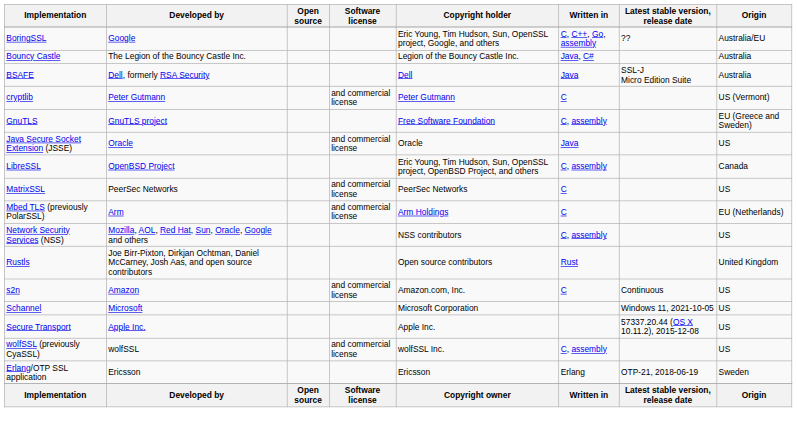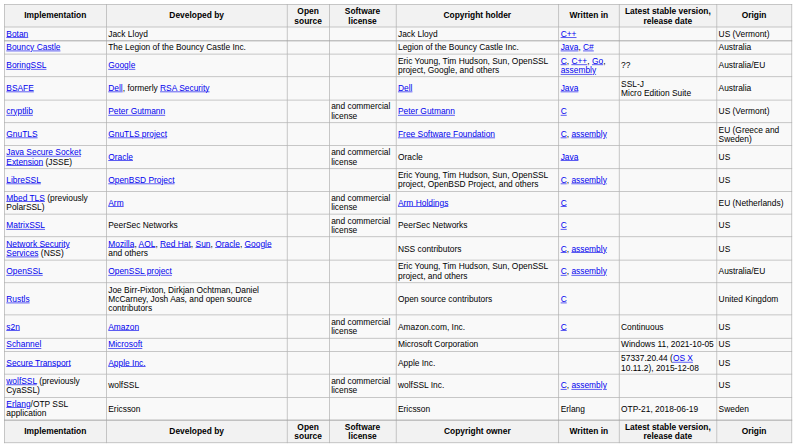+ row: (17, 34)
rows swapped: (26, 39) <-> (33, 57)
(733, 167) Canada -> (724, 180) US
rows swapped: (26, 190) <-> (47, 213)
+ row: (25, 272)
(569, 263) Rust -> (564, 299) C
